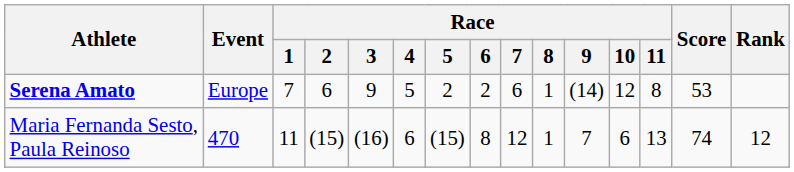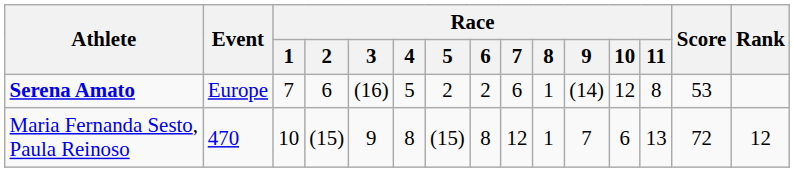(371, 90) 9 -> (371, 90) (16)
(289, 137) 11 -> (289, 137) 10
(371, 137) (16) -> (371, 137) 9
(409, 137) 6 -> (409, 137) 8
(702, 137) 74 -> (702, 137) 72
